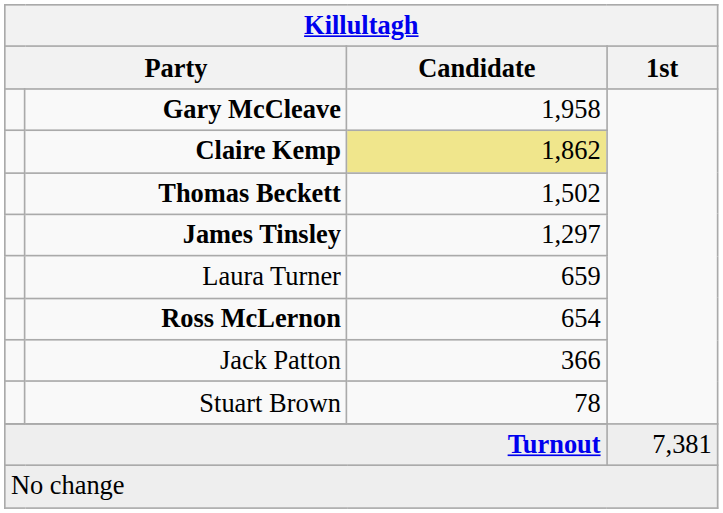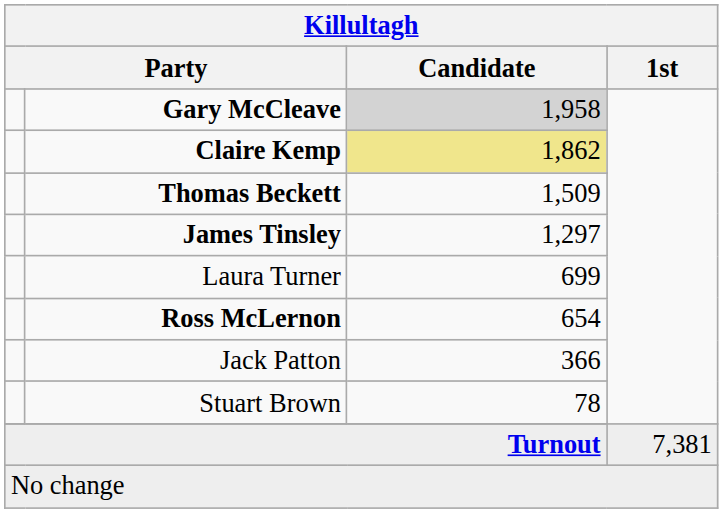(571, 109) no background -> (571, 109) lightgrey background
(571, 192) 1,502 -> (571, 192) 1,509
(581, 276) 659 -> (581, 276) 699
